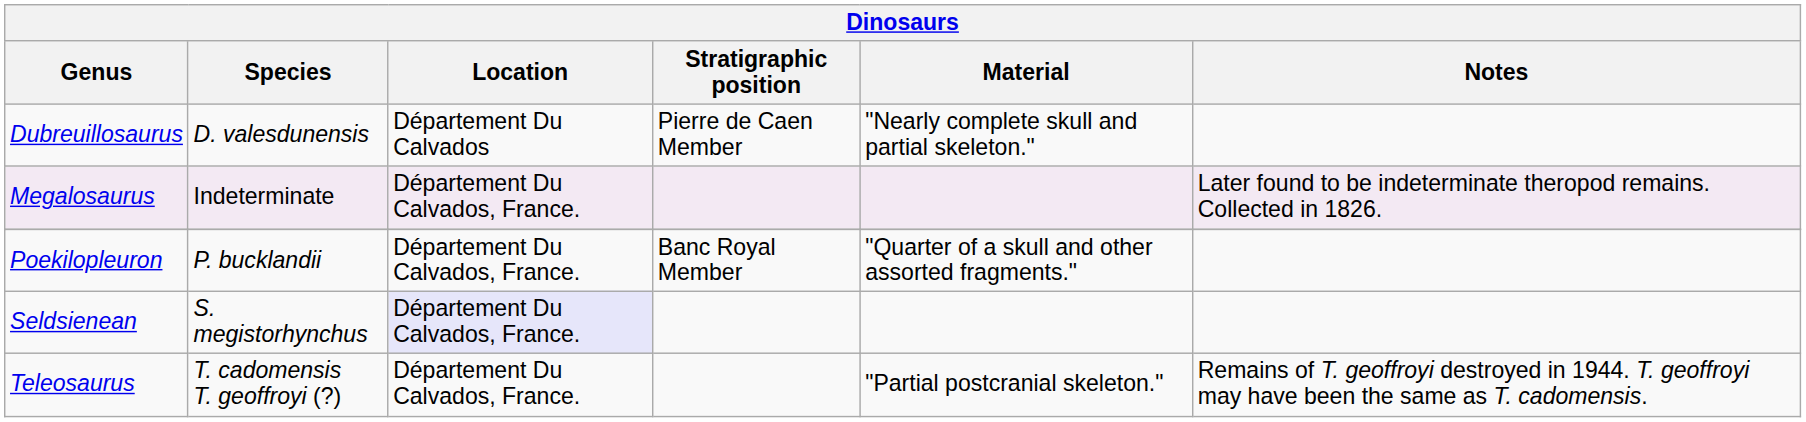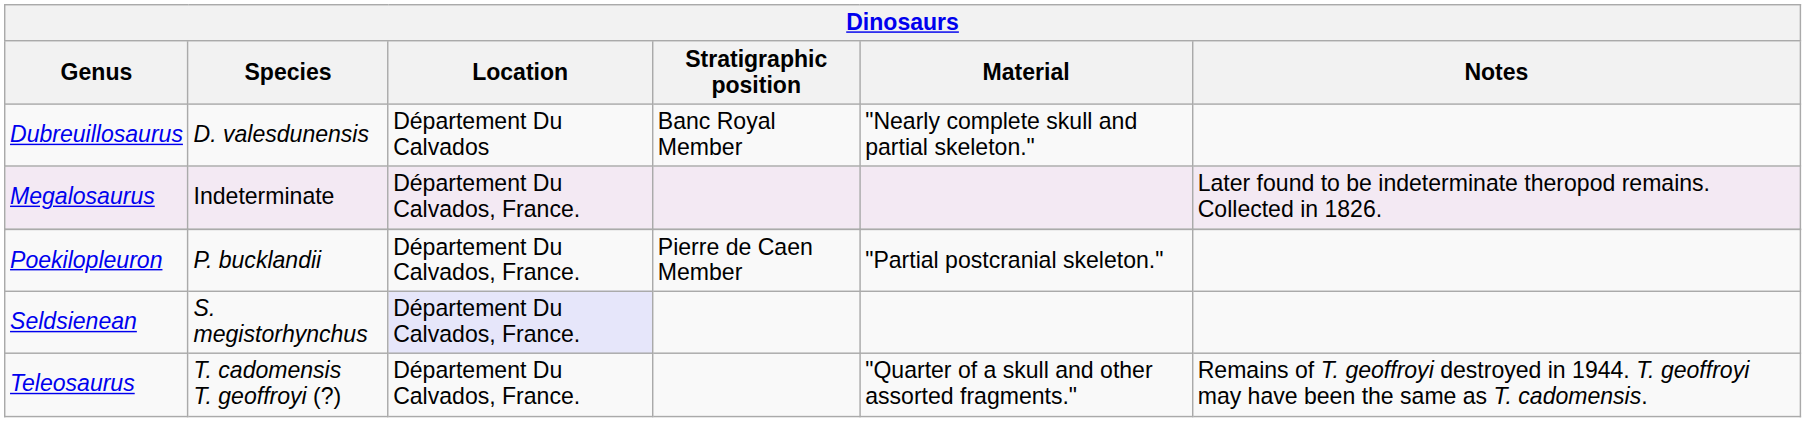(735, 134) Pierre de Caen Member -> (717, 134) Banc Royal Member
(717, 259) Banc Royal Member -> (735, 259) Pierre de Caen Member
(1009, 259) "Quarter of a skull and other assorted fragments." -> (1014, 259) "Partial postcranial skeleton."
(1014, 384) "Partial postcranial skeleton." -> (1009, 384) "Quarter of a skull and other assorted fragments."
